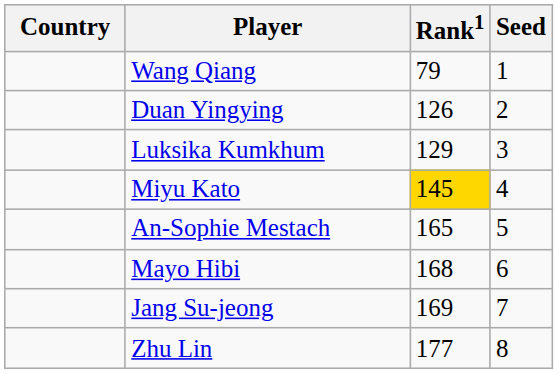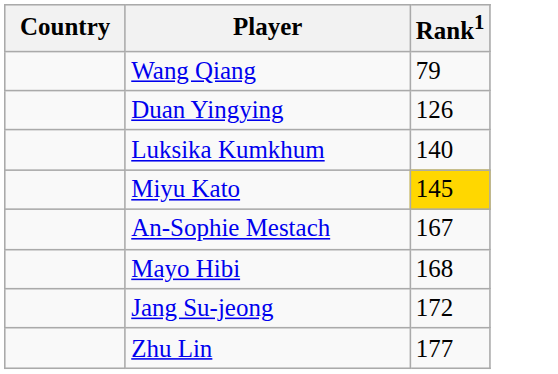- column: (521, 27)
(434, 149) 129 -> (434, 149) 140
(434, 228) 165 -> (434, 228) 167
(434, 308) 169 -> (434, 308) 172
